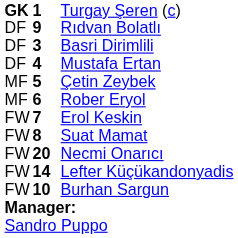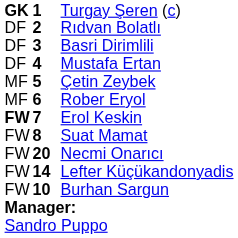(37, 28) 9 -> (37, 28) 2
(17, 117) normal -> (17, 117) bold
